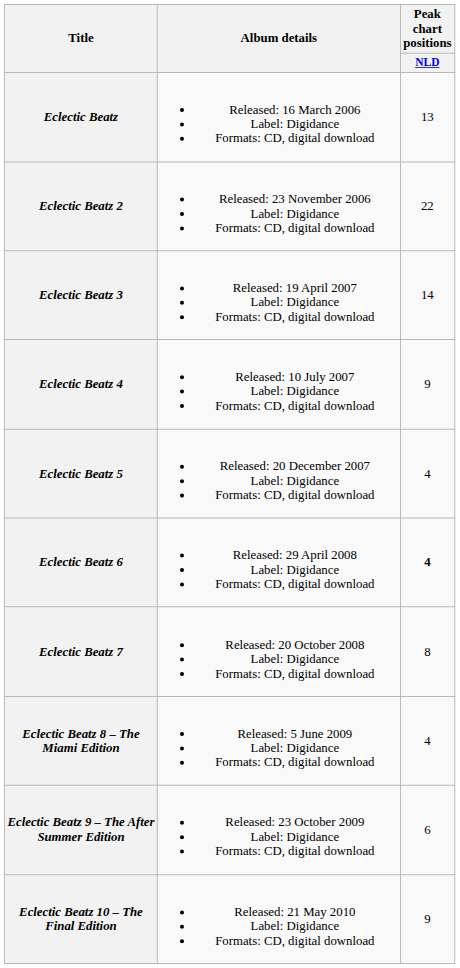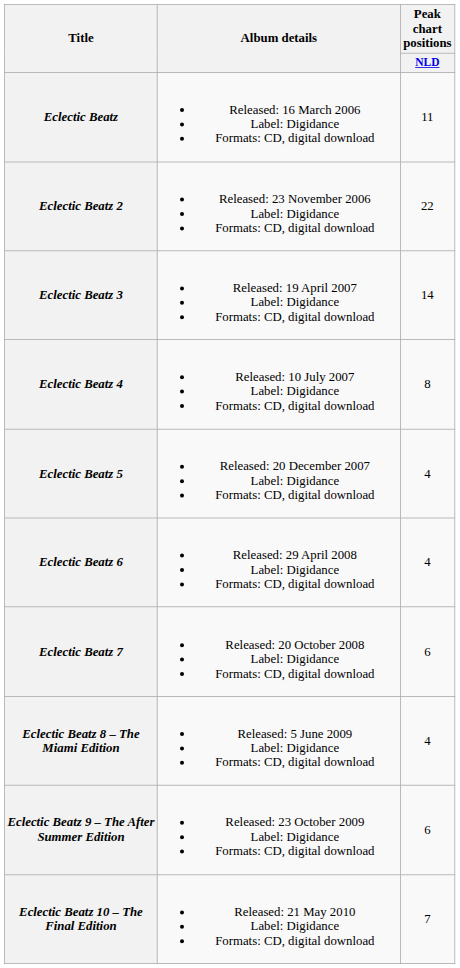(427, 117) 13 -> (427, 117) 11
(427, 384) 9 -> (427, 384) 8
(427, 562) bold -> (427, 562) normal
(427, 651) 8 -> (427, 651) 6
(427, 919) 9 -> (427, 919) 7
